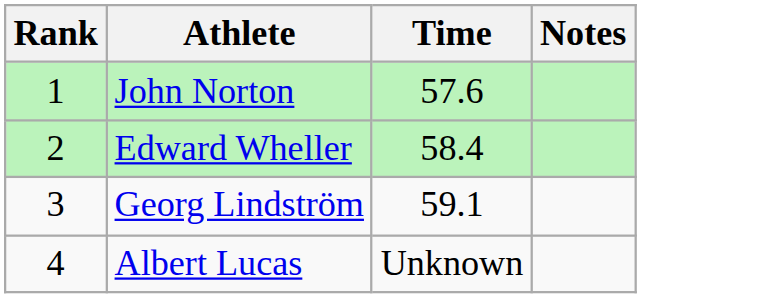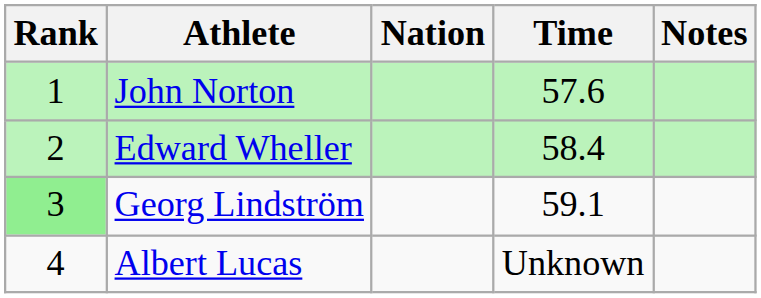+ column: (433, 33)
(56, 205) no background -> (56, 205) lightgreen background
